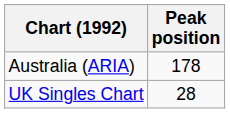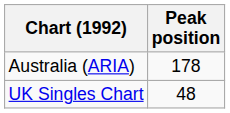(186, 94) 28 -> (186, 94) 48
